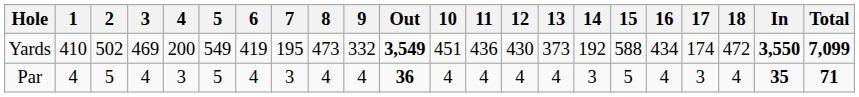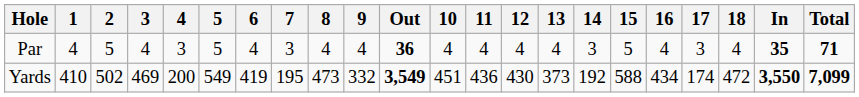rows swapped: (30, 48) <-> (30, 77)
